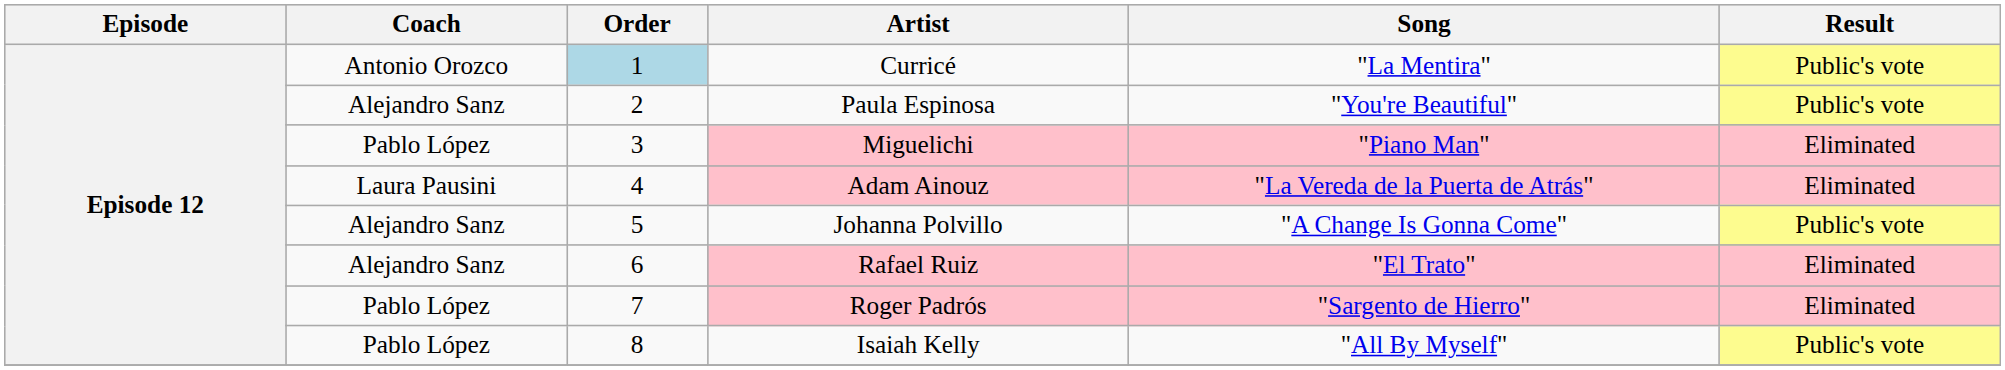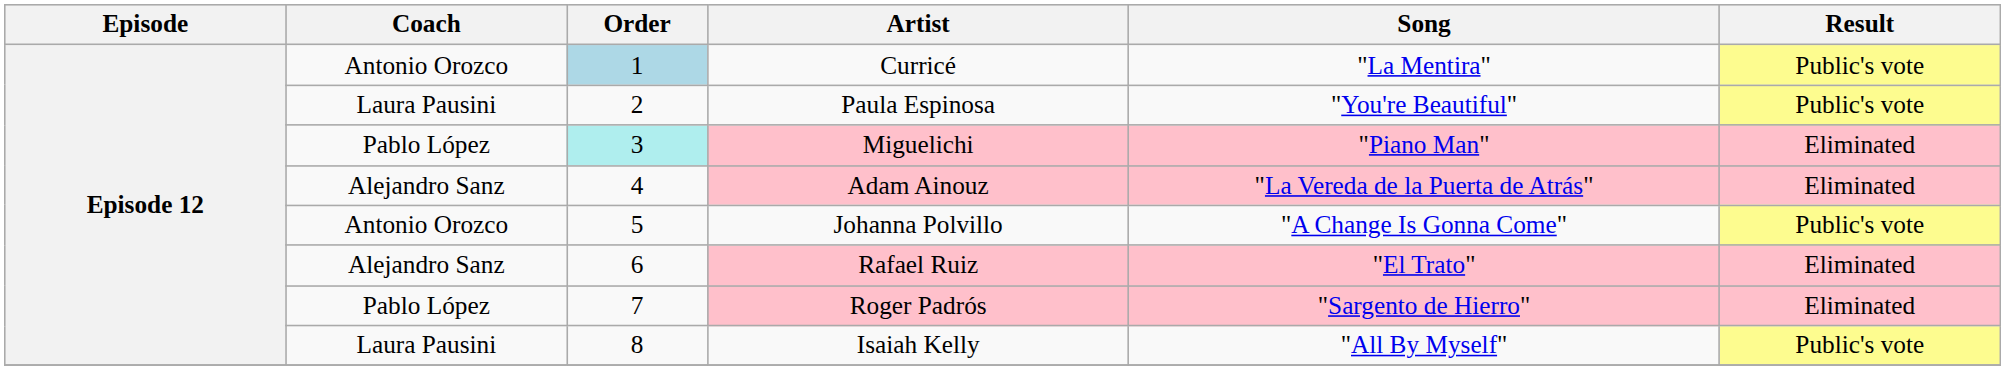(426, 104) Alejandro Sanz -> (426, 104) Laura Pausini
(637, 144) no background -> (637, 144) paleturquoise background
(426, 184) Laura Pausini -> (426, 184) Alejandro Sanz
(426, 225) Alejandro Sanz -> (426, 225) Antonio Orozco
(426, 345) Pablo López -> (426, 345) Laura Pausini
